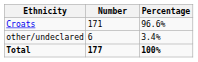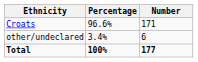columns swapped: (113, 11) <-> (166, 11)
